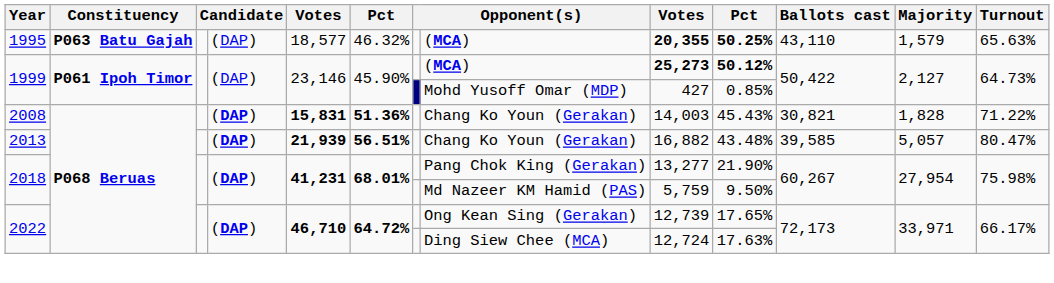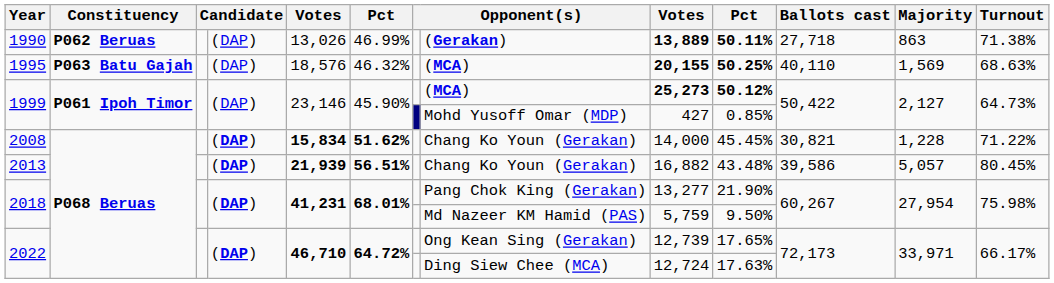+ row: (28, 42)
(318, 42) 18,577 -> (318, 67) 18,576
(681, 42) 20,355 -> (681, 67) 20,155
(807, 42) 43,110 -> (807, 67) 40,110
(921, 42) 1,579 -> (921, 67) 1,569
(1007, 42) 65.63% -> (1007, 67) 68.63%
(318, 117) 15,831 -> (318, 142) 15,834
(381, 117) 51.36% -> (381, 142) 51.62%
(681, 117) 14,003 -> (681, 142) 14,000
(744, 117) 45.43% -> (744, 142) 45.45%
(921, 117) 1,828 -> (921, 142) 1,228
(807, 142) 39,585 -> (807, 167) 39,586
(1007, 142) 80.47% -> (1007, 167) 80.45%
